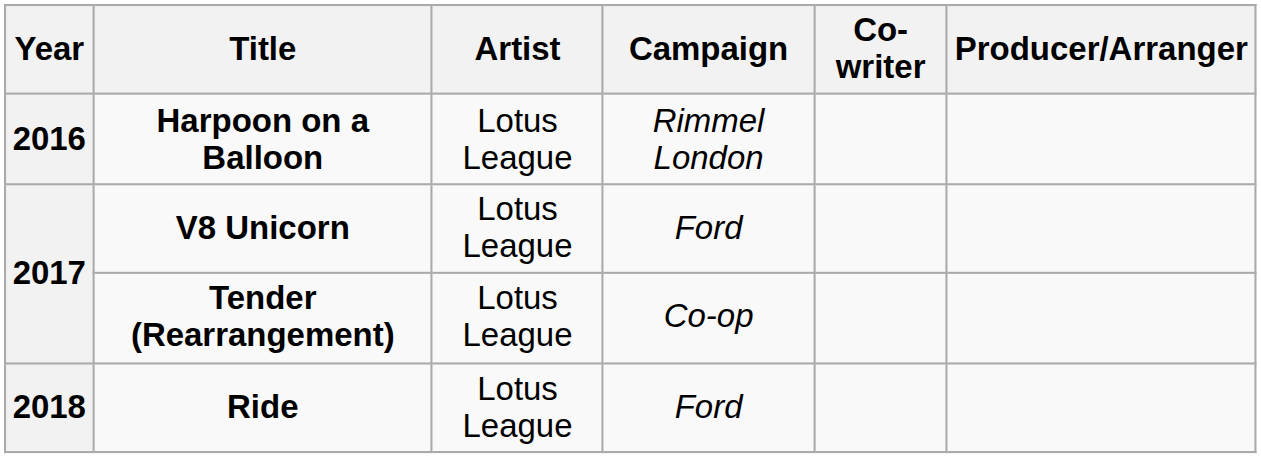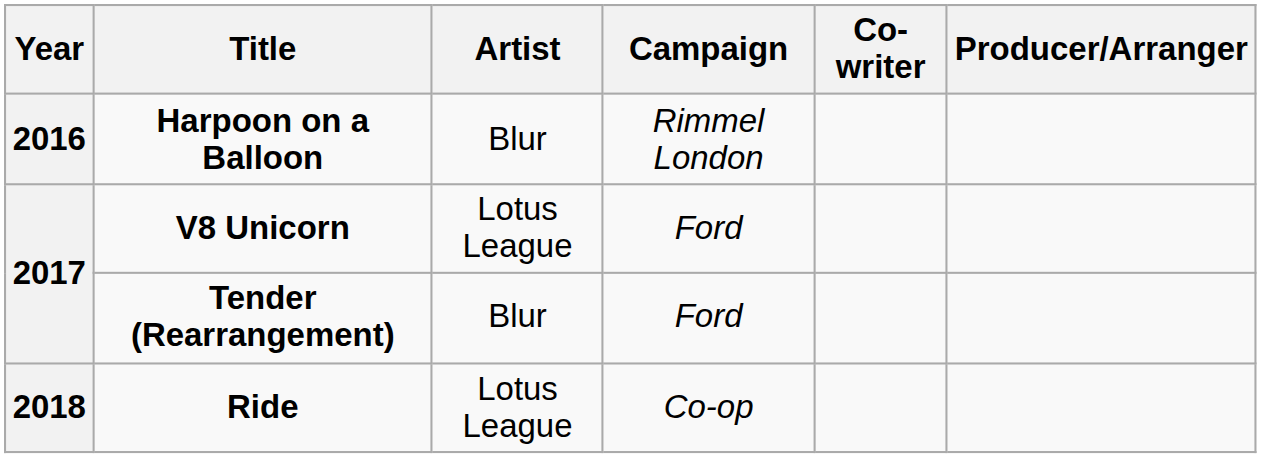(518, 138) Lotus League -> (518, 138) Blur
(518, 317) Lotus League -> (518, 317) Blur
(709, 317) Co-op -> (709, 317) Ford
(709, 406) Ford -> (709, 406) Co-op
